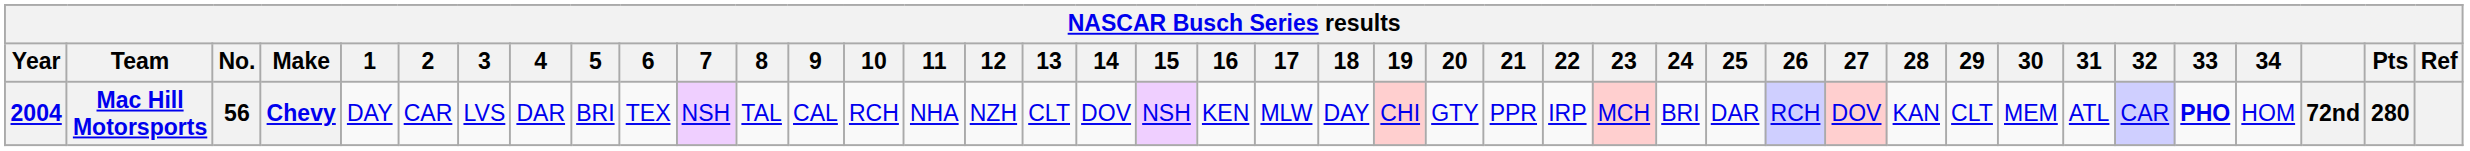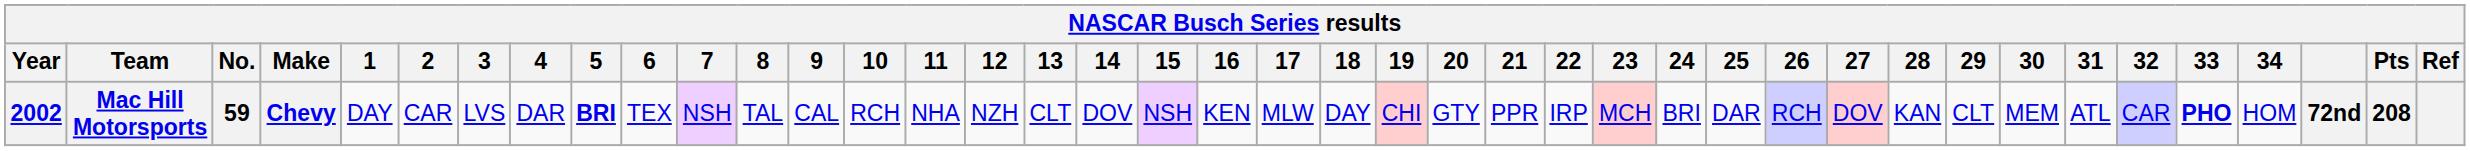(36, 113) 2004 -> (36, 113) 2002
(237, 113) 56 -> (237, 113) 59
(595, 113) normal -> (596, 113) bold
(2390, 113) 280 -> (2392, 113) 208
